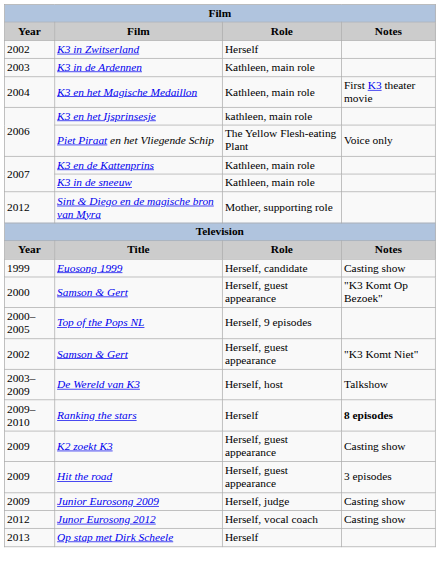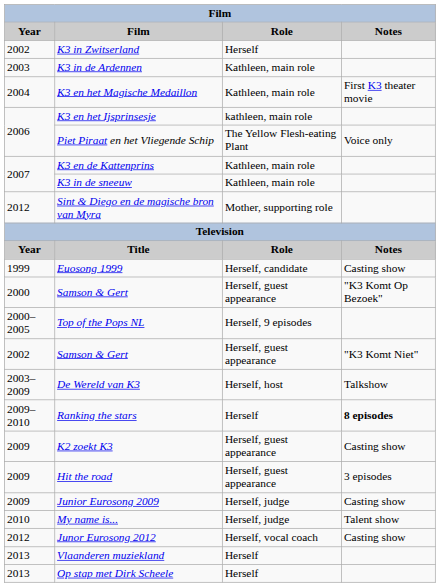+ row: (18, 519)
+ row: (18, 555)
